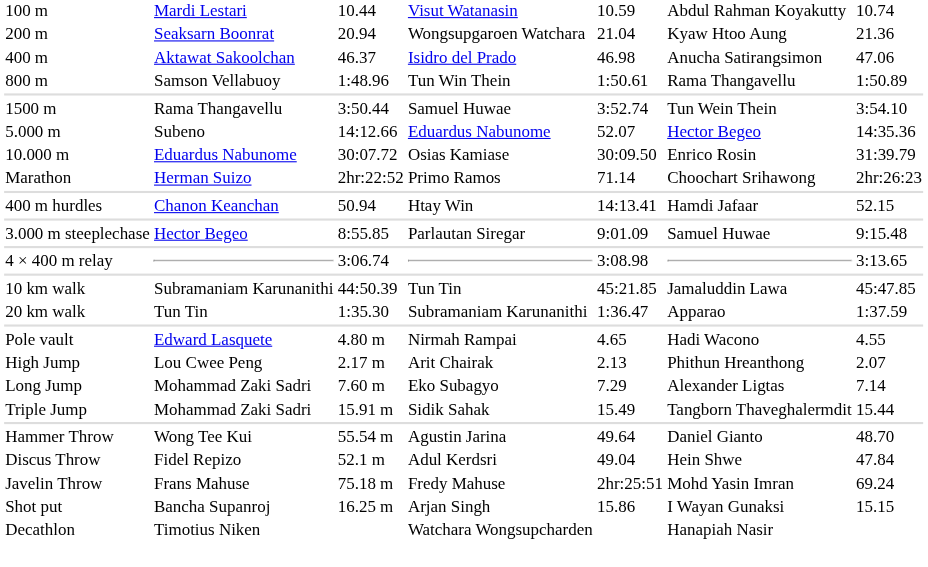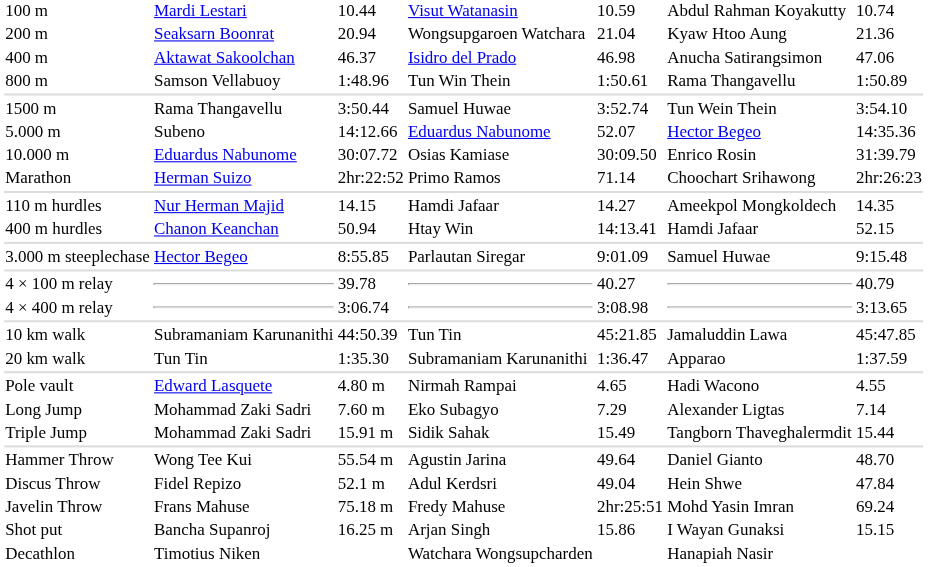+ row: (53, 205)
+ row: (59, 284)
- row: (43, 362)
